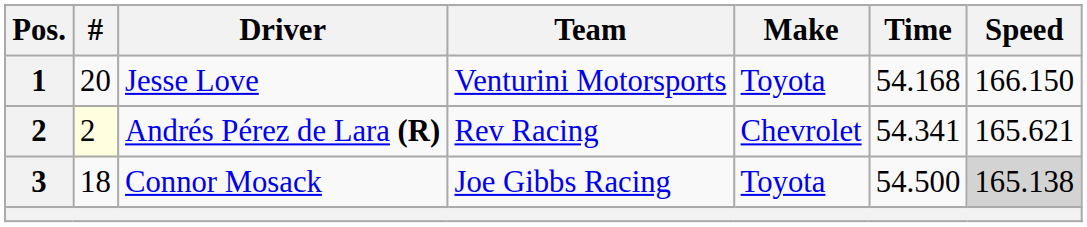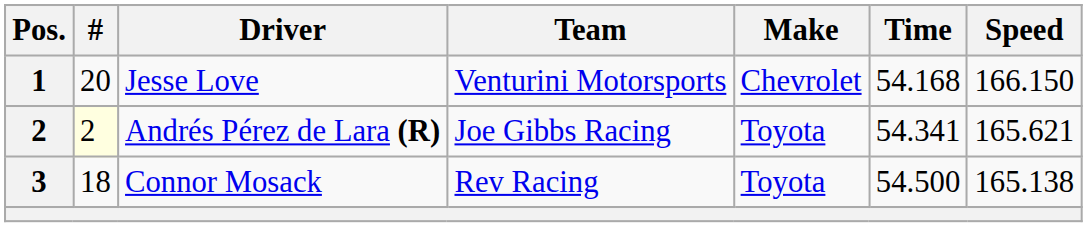(783, 80) Toyota -> (801, 80) Chevrolet
(526, 131) Rev Racing -> (563, 131) Joe Gibbs Racing
(801, 131) Chevrolet -> (783, 131) Toyota
(563, 181) Joe Gibbs Racing -> (526, 181) Rev Racing
(1024, 181) lightgrey background -> (1024, 181) no background
